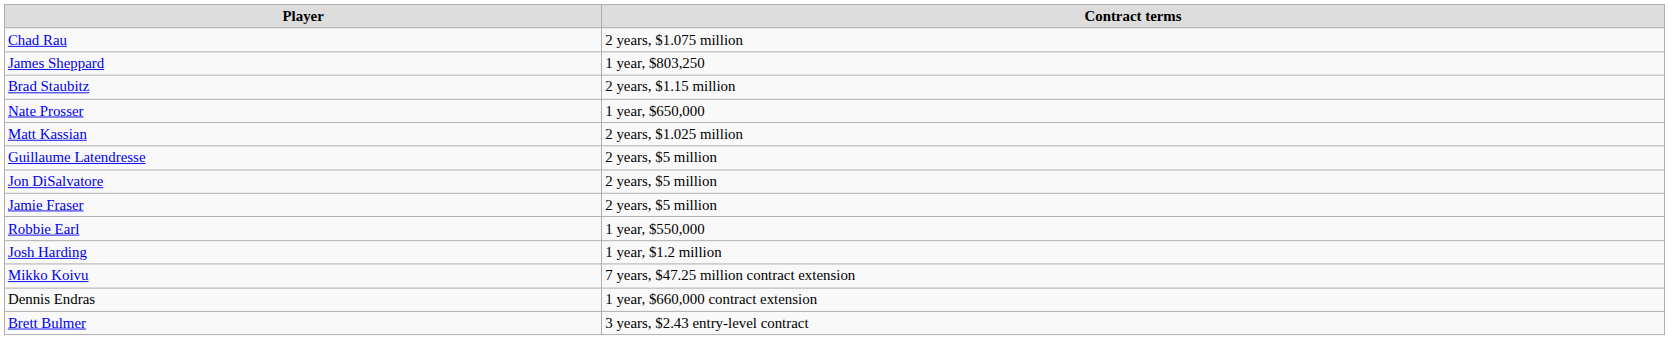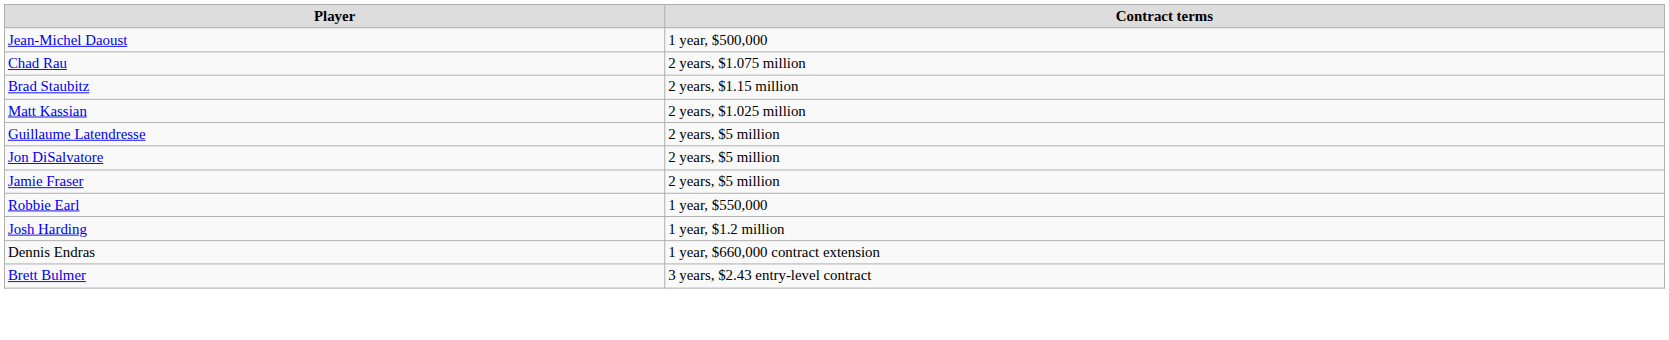+ row: (68, 39)
- row: (56, 63)
- row: (46, 110)
- row: (48, 275)
